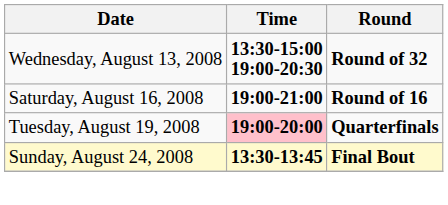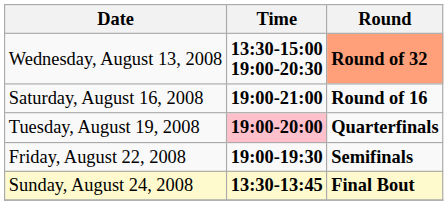(379, 58) no background -> (379, 58) lightsalmon background
+ row: (97, 156)
